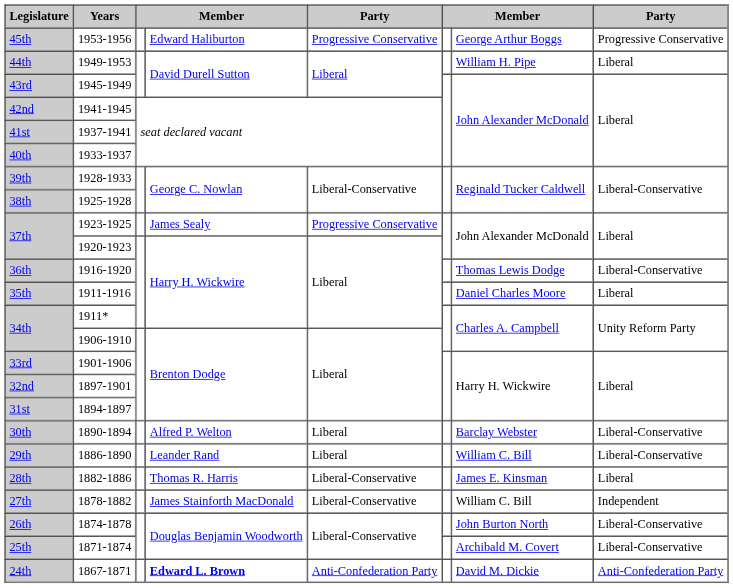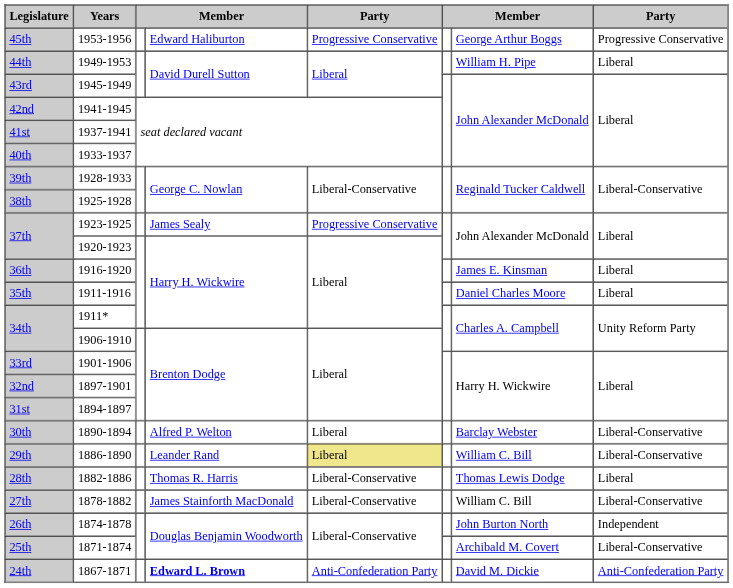(510, 270) Thomas Lewis Dodge -> (502, 270) James E. Kinsman
(650, 270) Liberal-Conservative -> (616, 270) Liberal
(330, 455) no background -> (330, 455) khaki background
(502, 478) James E. Kinsman -> (510, 478) Thomas Lewis Dodge
(628, 501) Independent -> (650, 501) Liberal-Conservative
(650, 524) Liberal-Conservative -> (628, 524) Independent
